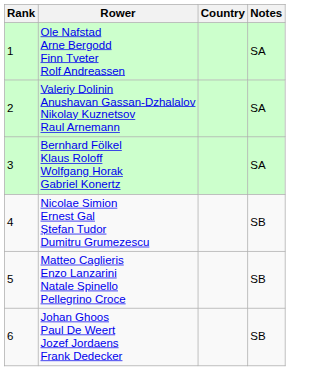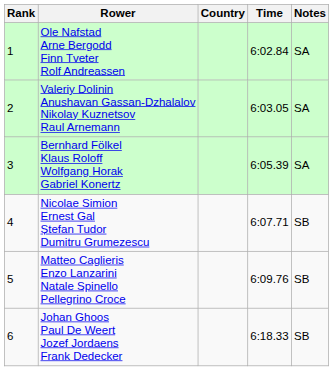+ column: (269, 13)
